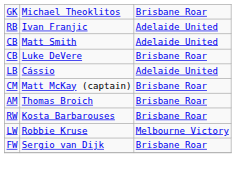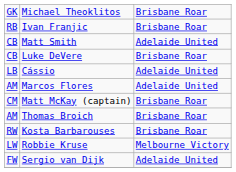(177, 27) Adelaide United -> (171, 27) Brisbane Roar
+ row: (57, 86)
(171, 145) Brisbane Roar -> (177, 160) Adelaide United
